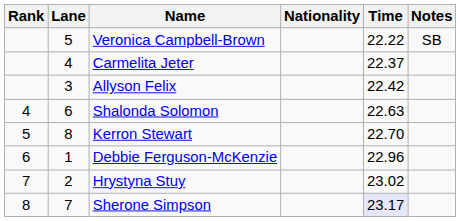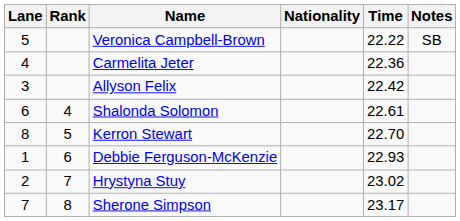columns swapped: (26, 16) <-> (69, 16)
(386, 63) 22.37 -> (386, 63) 22.36
(386, 110) 22.63 -> (386, 110) 22.61
(386, 157) 22.96 -> (386, 157) 22.93
(386, 205) lavender background -> (386, 205) no background
